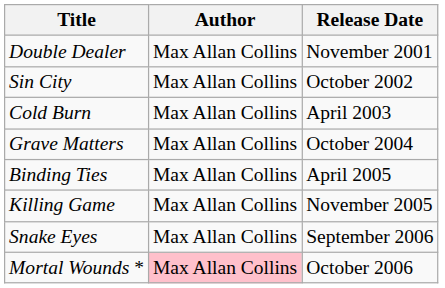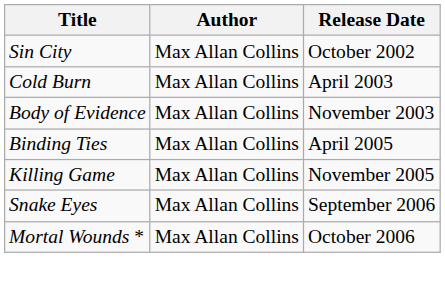- row: (67, 50)
+ row: (77, 112)
- row: (66, 143)
(225, 267) pink background -> (227, 236) no background
